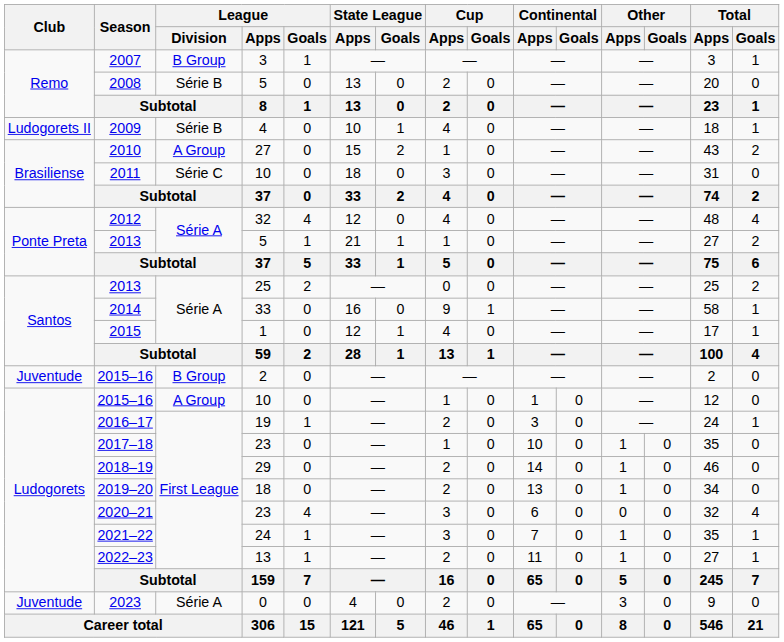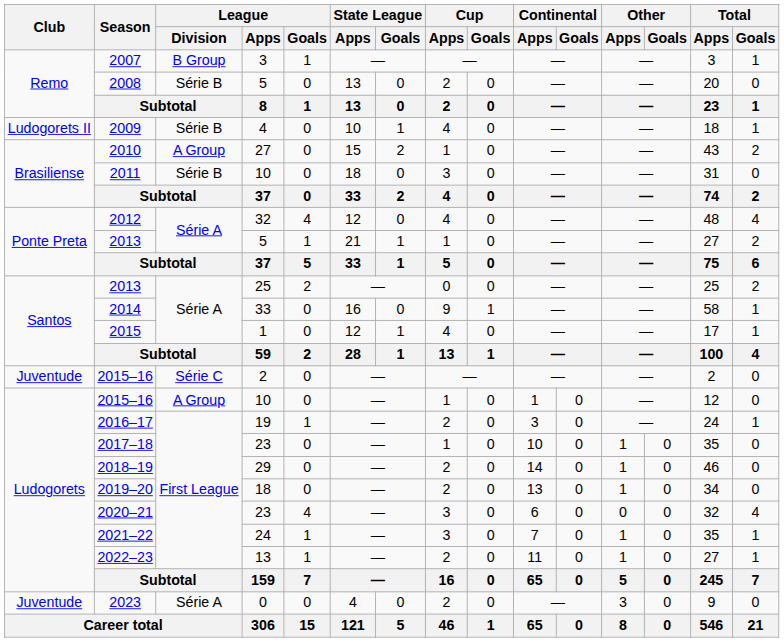(199, 173) Série C -> (199, 173) Série B
(199, 377) B Group -> (199, 377) Série C
